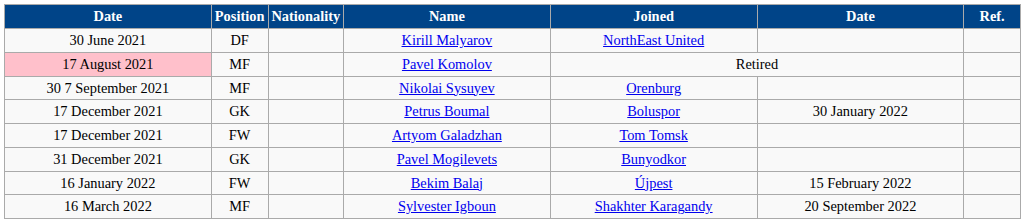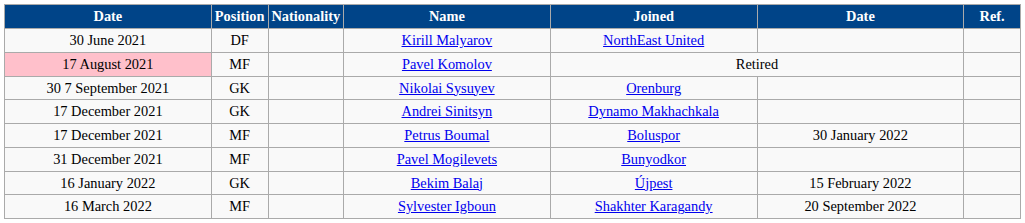(240, 88) MF -> (240, 88) GK
+ row: (447, 111)
(240, 111) GK -> (240, 135) MF
- row: (447, 135)
(240, 159) GK -> (240, 159) MF
(240, 183) FW -> (240, 183) GK
